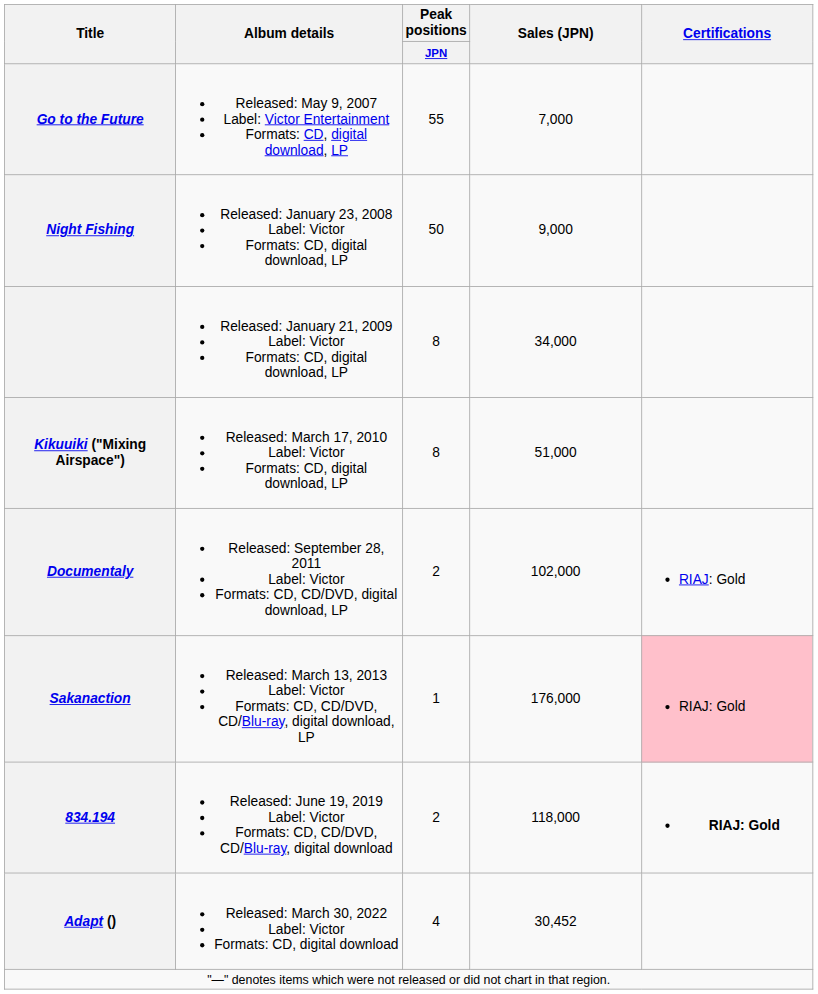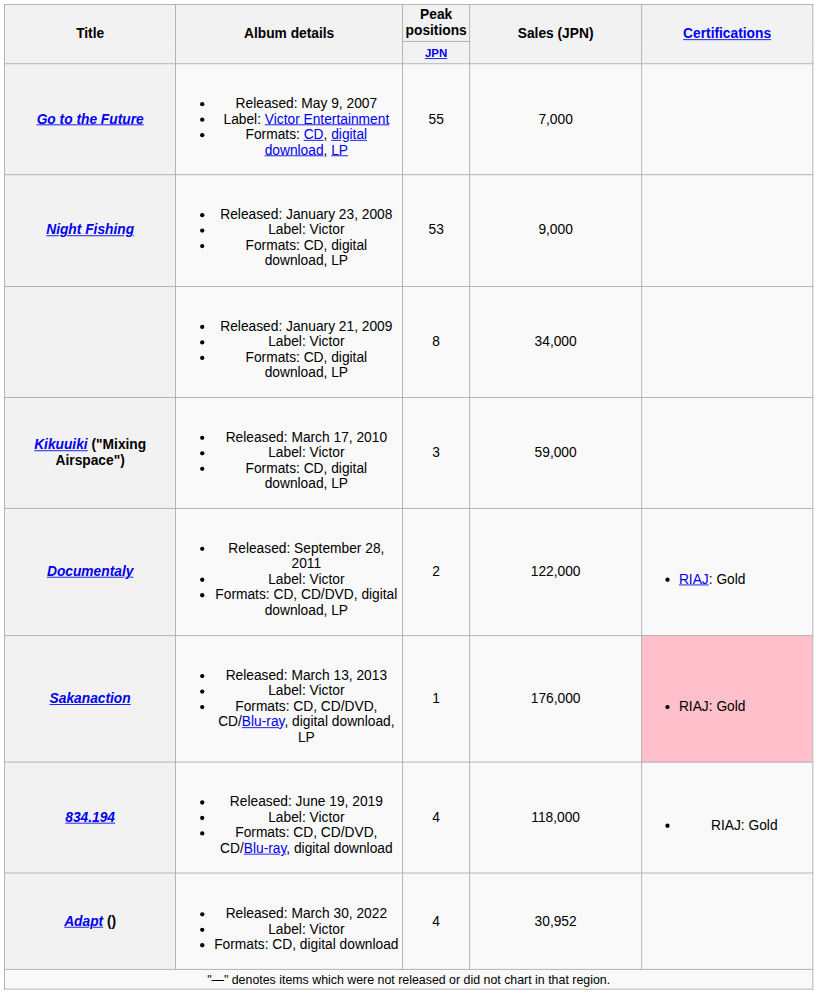(436, 230) 50 -> (436, 230) 53
(436, 453) 8 -> (436, 453) 3
(556, 453) 51,000 -> (556, 453) 59,000
(556, 572) 102,000 -> (556, 572) 122,000
(436, 817) 2 -> (436, 817) 4
(727, 825) bold -> (727, 825) normal
(556, 921) 30,452 -> (556, 921) 30,952
